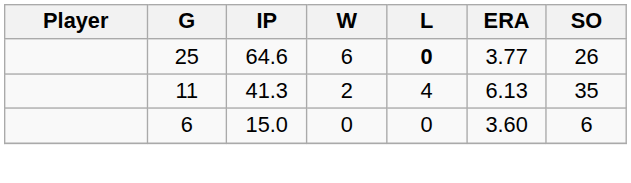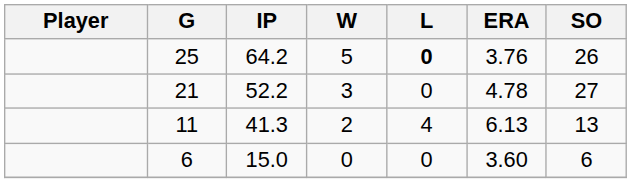(267, 56) 64.6 -> (267, 56) 64.2
(347, 56) 6 -> (347, 56) 5
(507, 56) 3.77 -> (507, 56) 3.76
+ row: (187, 90)
(587, 90) 35 -> (587, 125) 13
